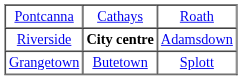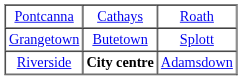rows swapped: (44, 39) <-> (44, 62)
